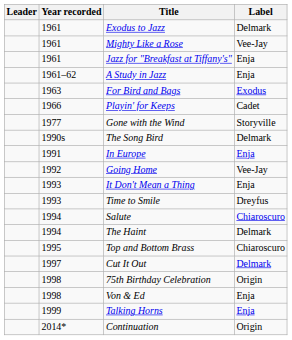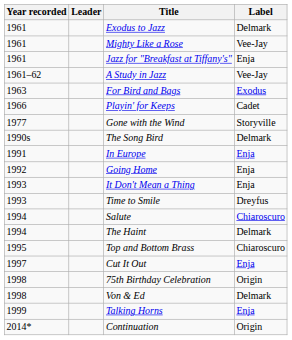columns swapped: (71, 12) <-> (22, 12)
(245, 75) Enja -> (252, 75) Vee-Jay
(252, 169) Vee-Jay -> (245, 169) Enja
(254, 264) Delmark -> (245, 264) Enja
(245, 295) Enja -> (254, 295) Delmark
